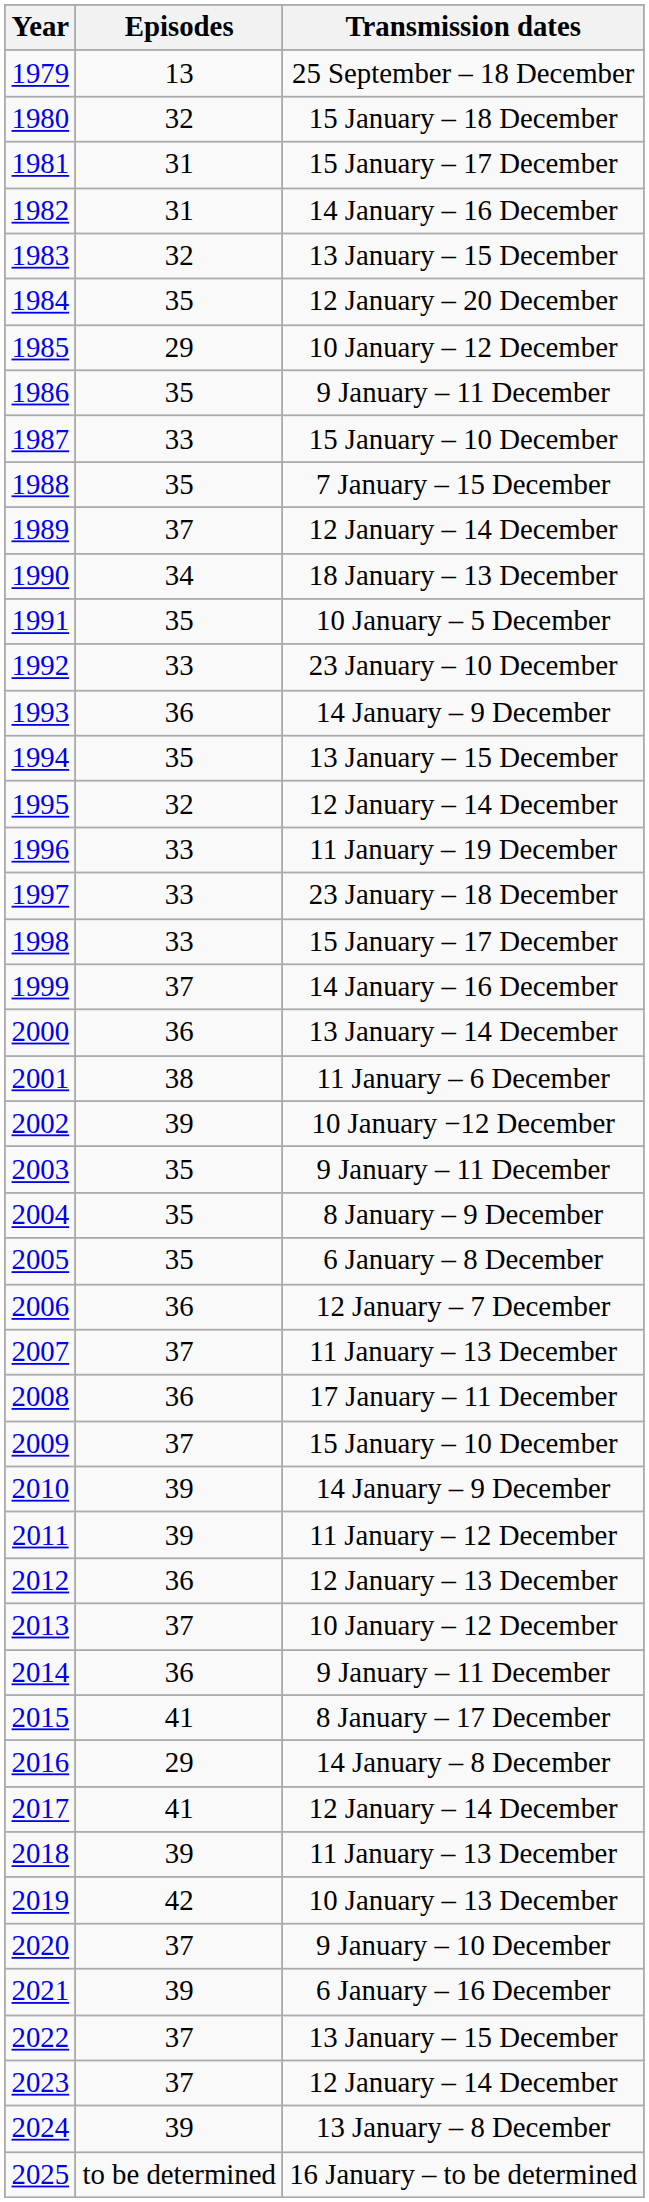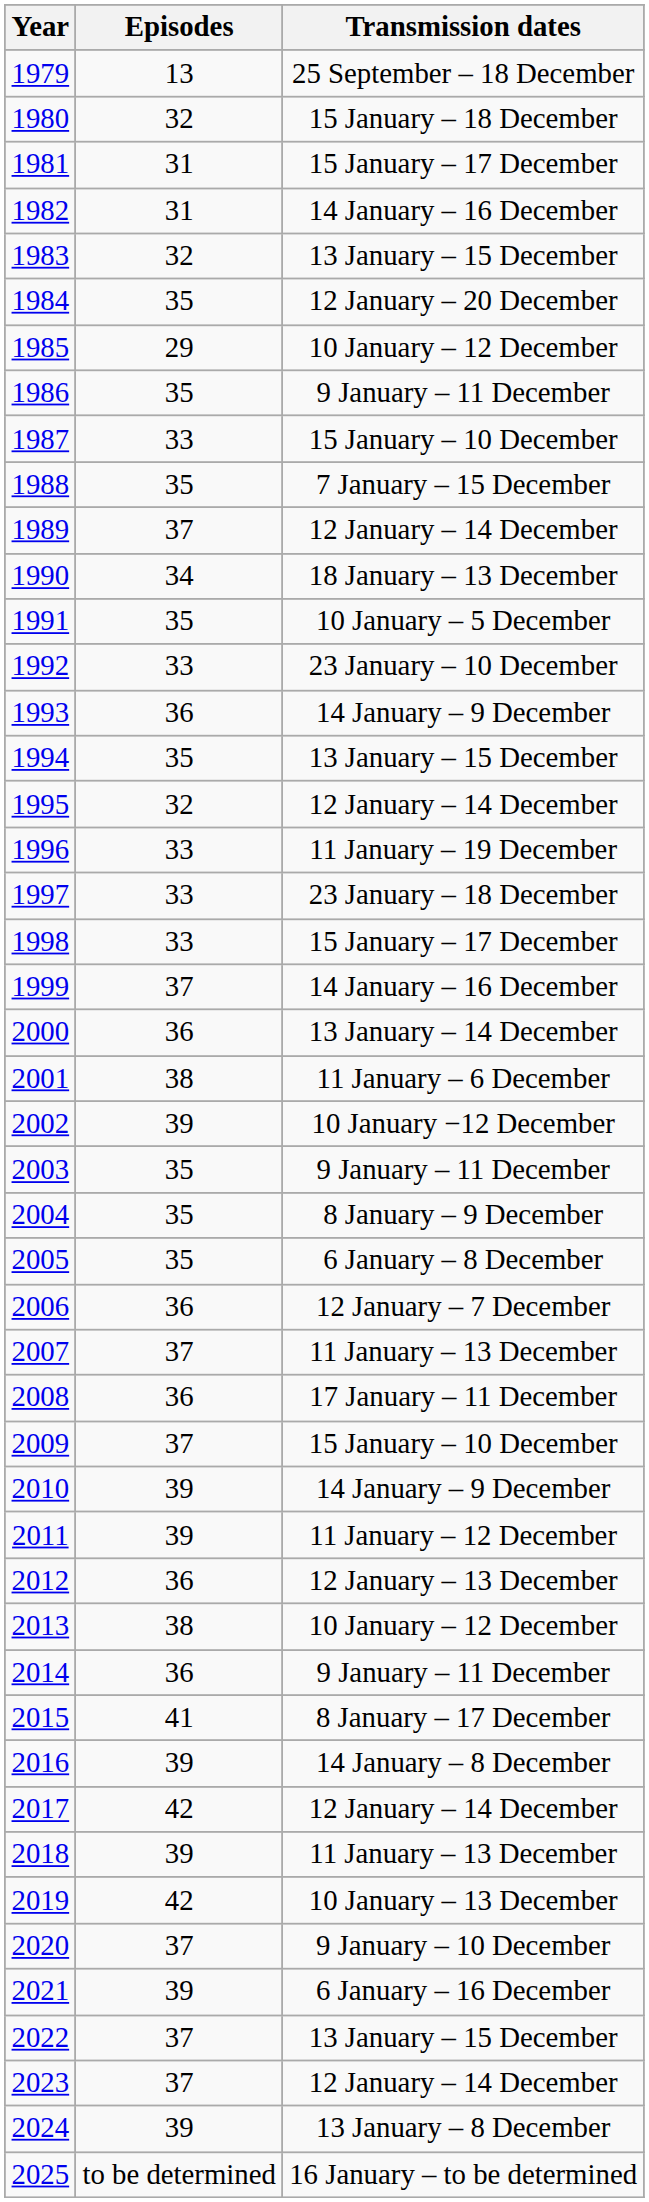(179, 1625) 37 -> (179, 1625) 38
(179, 1762) 29 -> (179, 1762) 39
(179, 1808) 41 -> (179, 1808) 42
